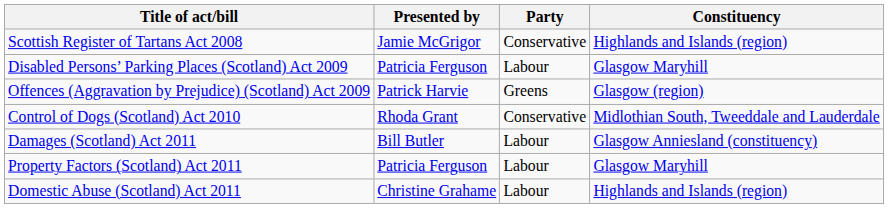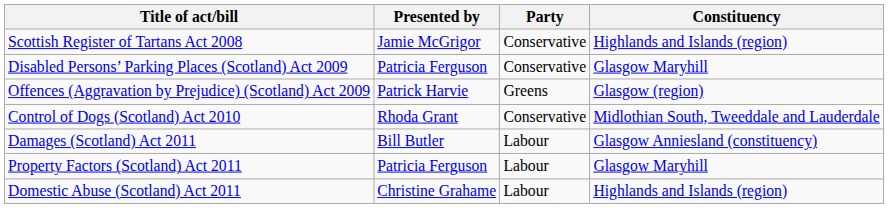(526, 66) Labour -> (545, 66) Conservative
